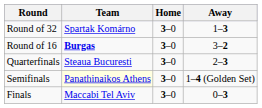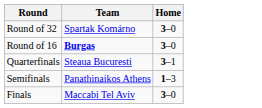- column: (220, 12)
(168, 62) 3–0 -> (168, 62) 3–1
(108, 79) lightyellow background -> (108, 79) no background
(168, 79) 3–0 -> (168, 79) 1–3
